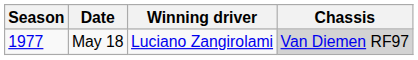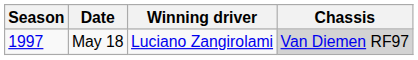(26, 41) 1977 -> (26, 41) 1997
